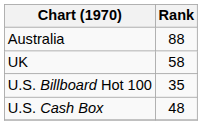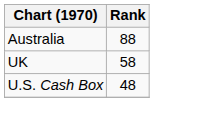- row: (80, 85)
